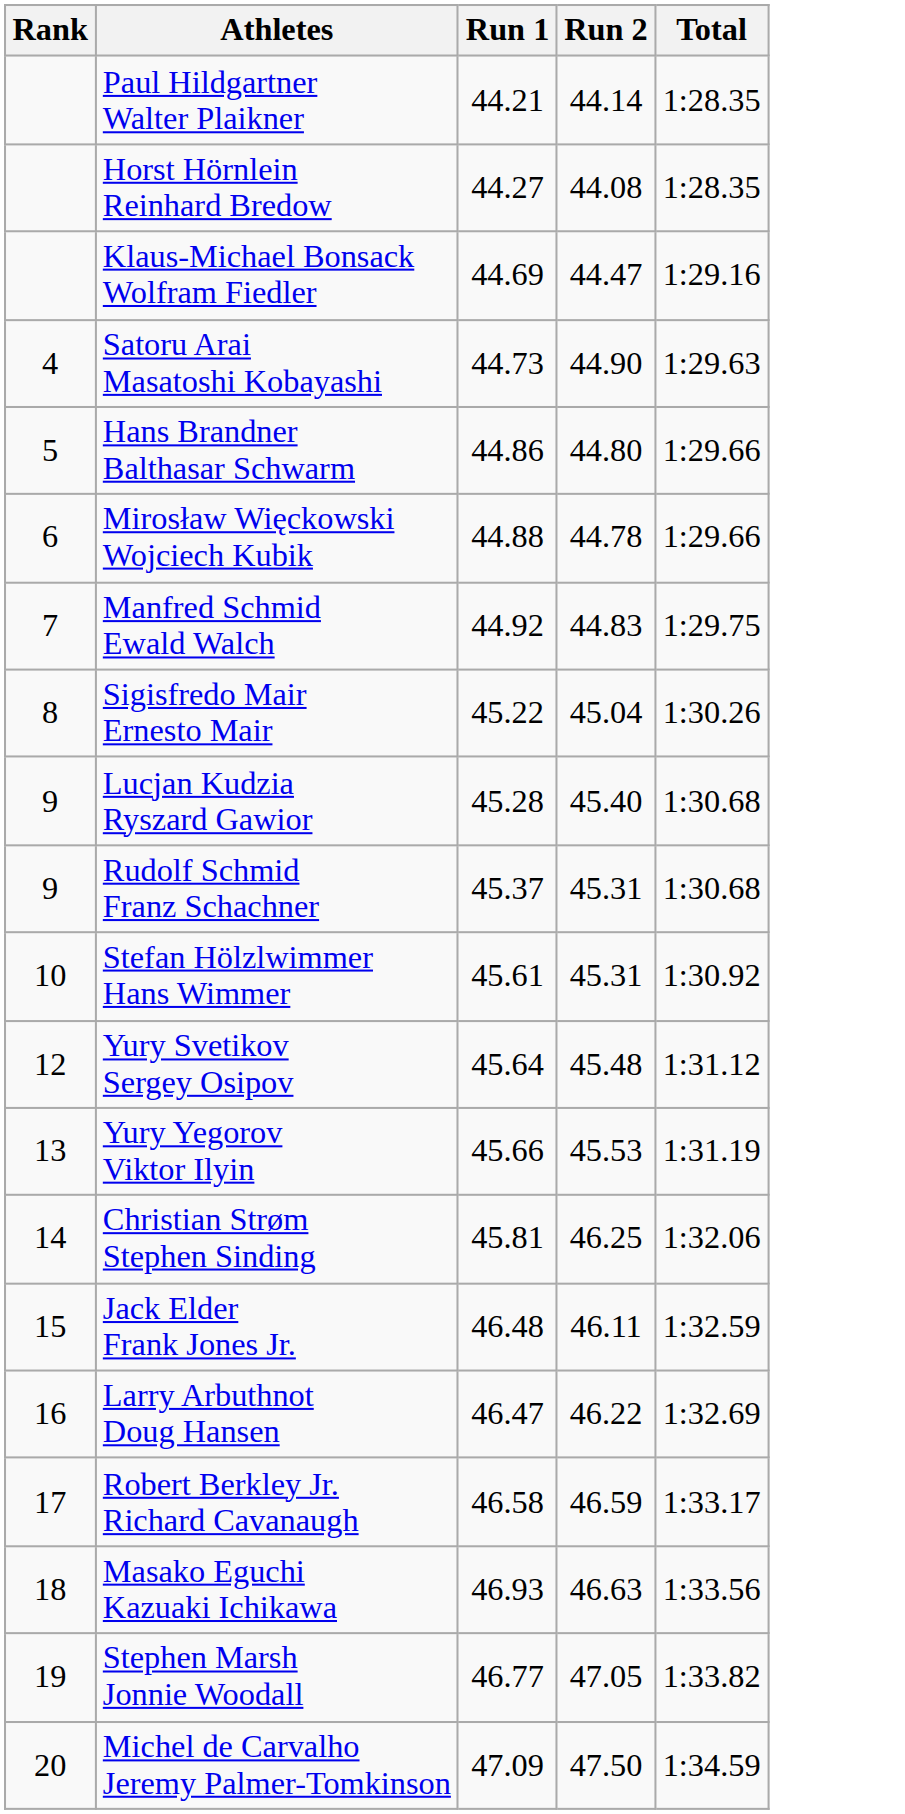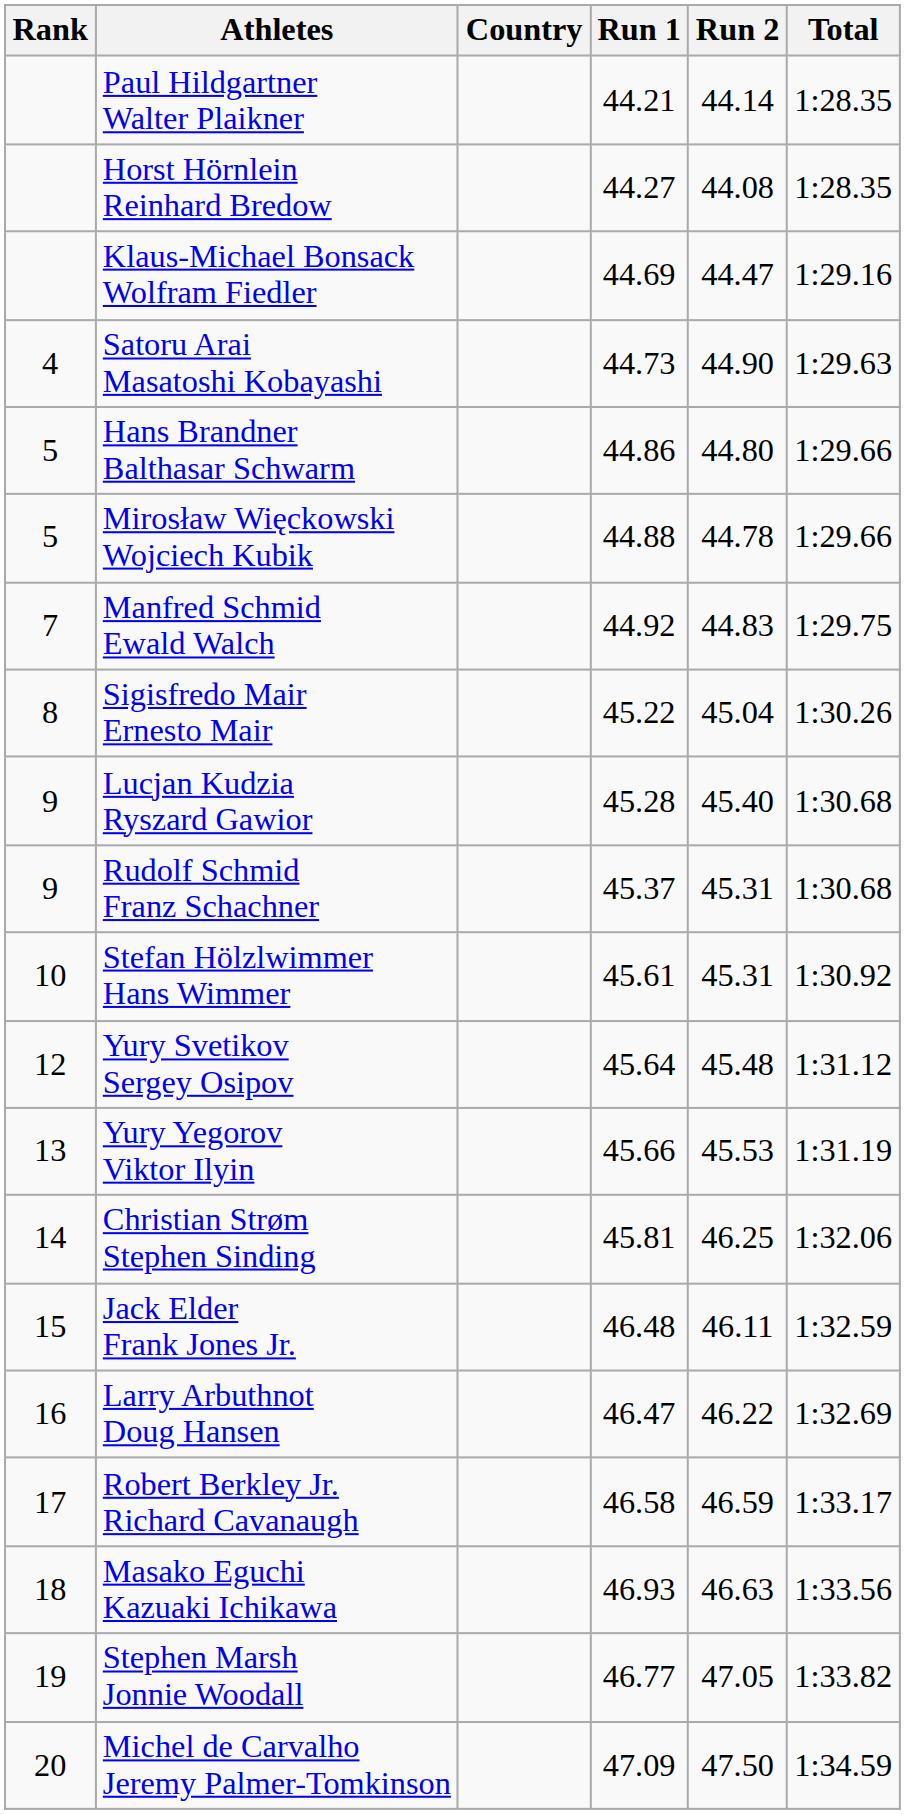+ column: (524, 30)
(50, 537) 6 -> (50, 537) 5
